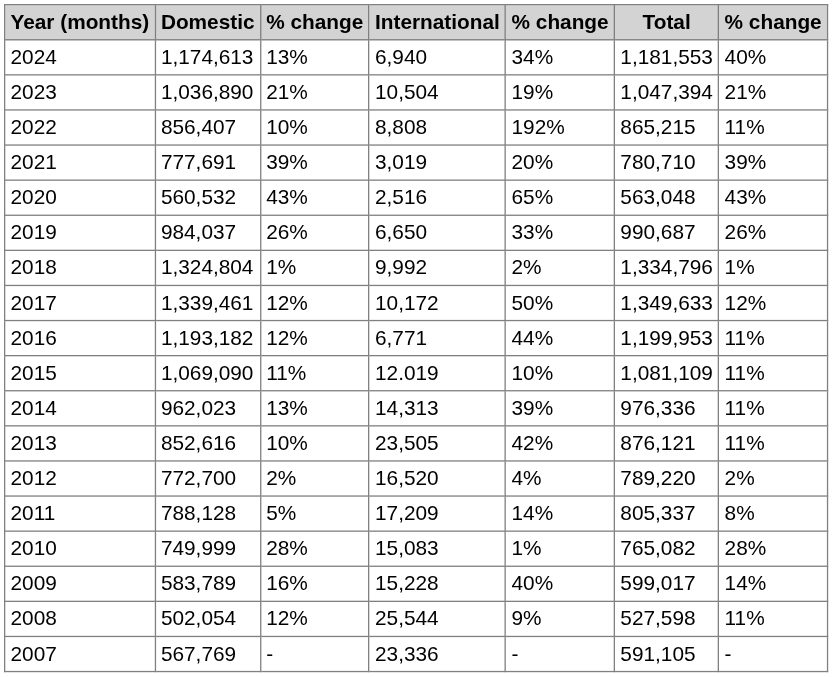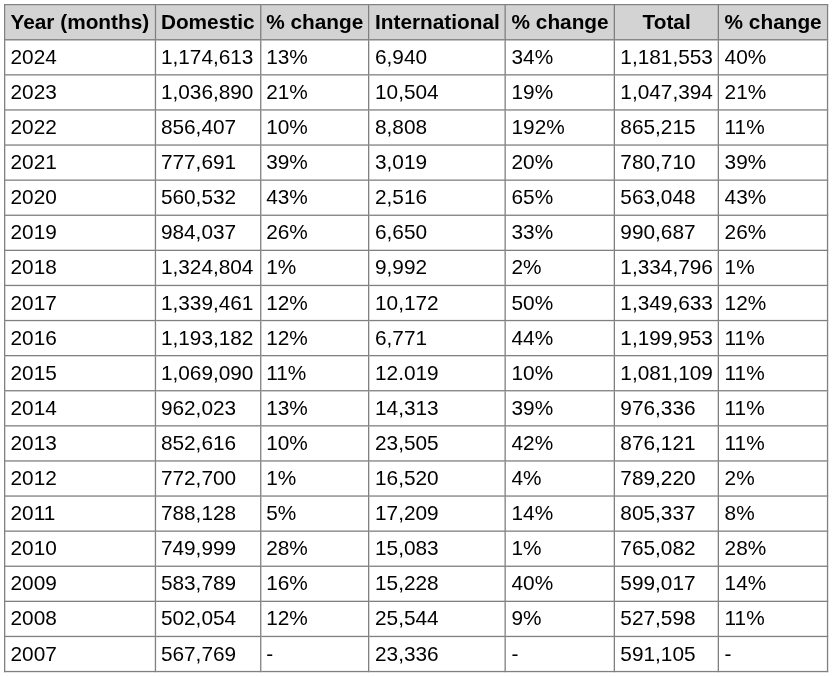(281, 478) 2% -> (281, 478) 1%
